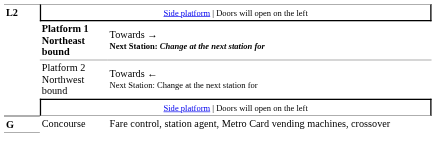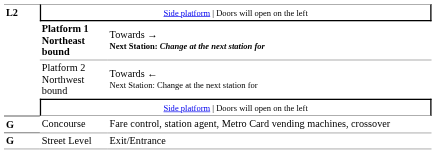+ row: (67, 141)
